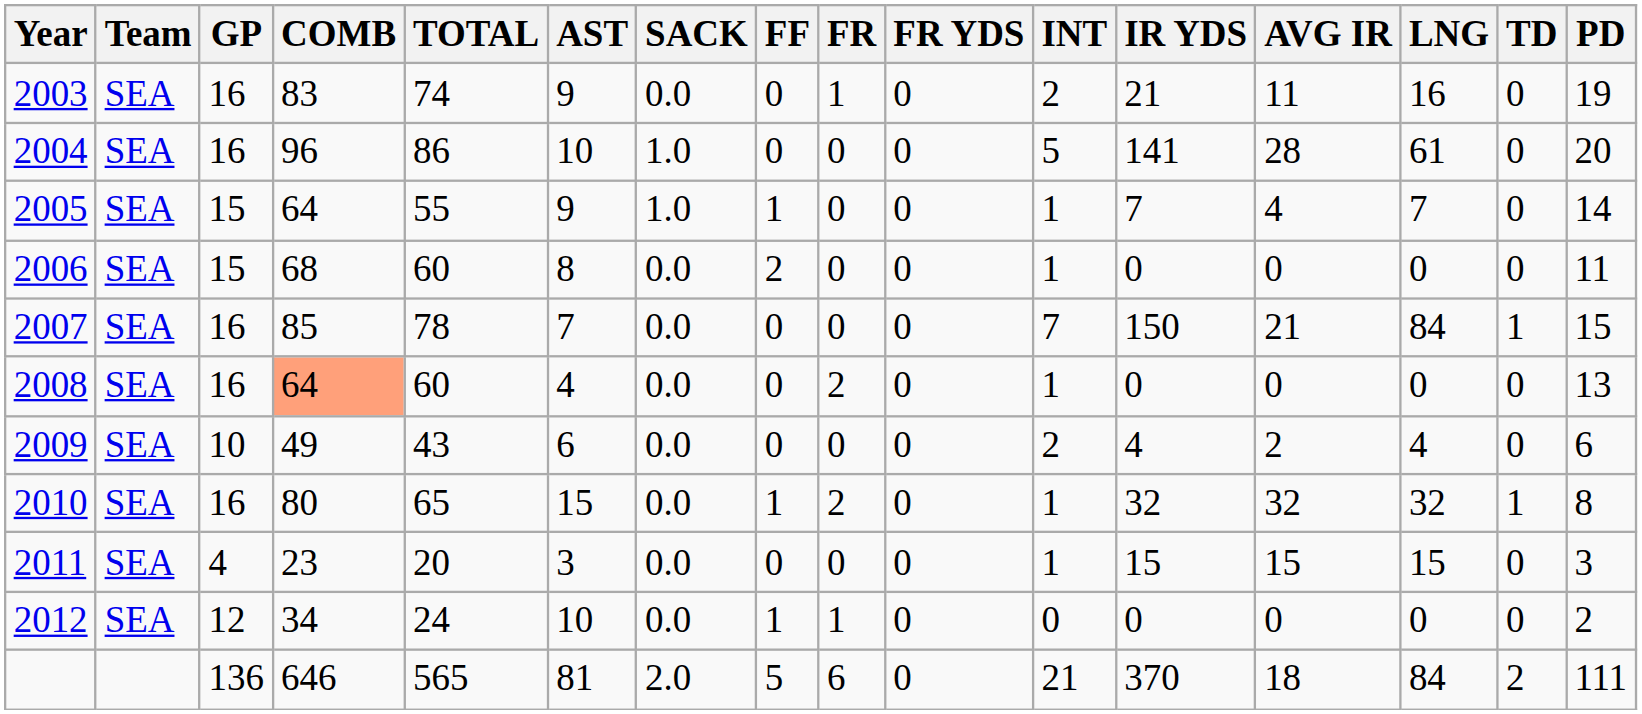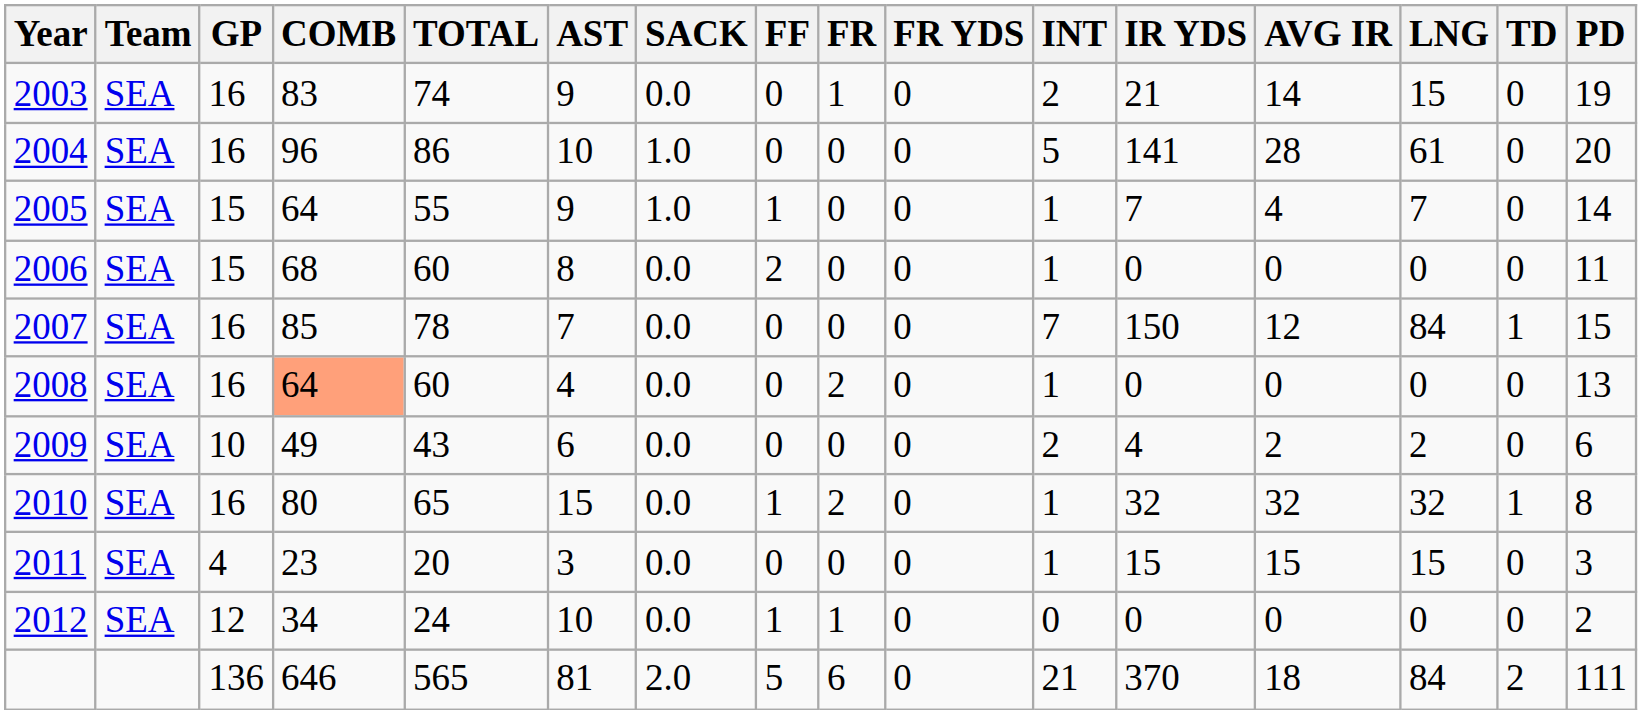(1282, 92) 11 -> (1283, 92) 14
(1427, 92) 16 -> (1427, 92) 15
(1283, 326) 21 -> (1283, 326) 12
(1418, 444) 4 -> (1418, 444) 2
